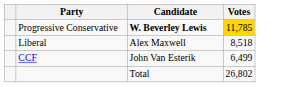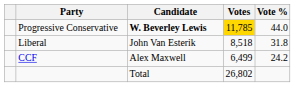+ column: (272, 12)
(158, 43) Alex Maxwell -> (163, 43) John Van Esterik
(163, 58) John Van Esterik -> (158, 58) Alex Maxwell
